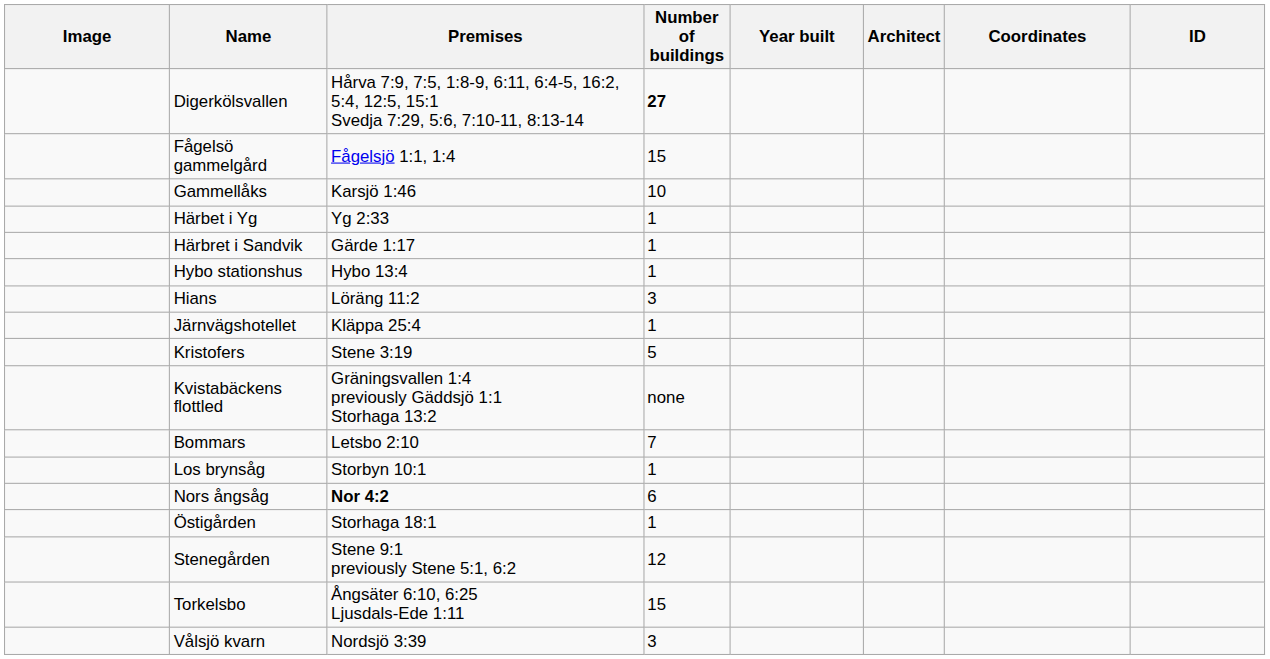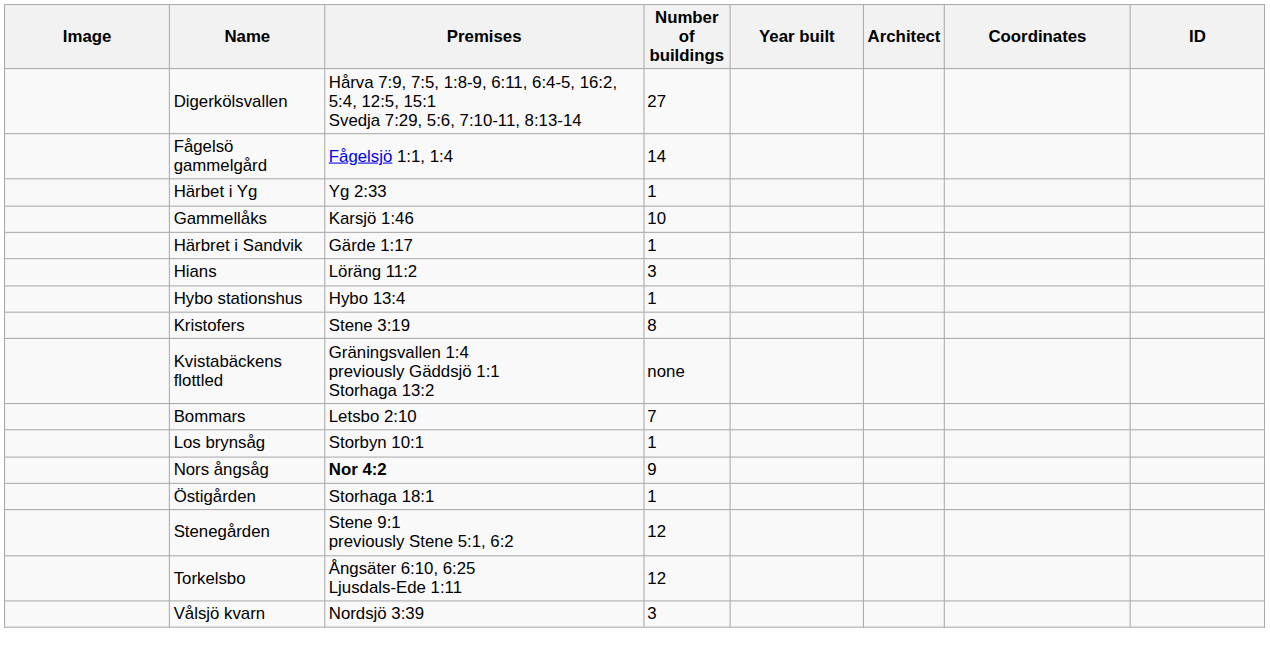(657, 101) bold -> (657, 101) normal
(657, 156) 15 -> (657, 156) 14
rows swapped: (220, 192) <-> (216, 218)
rows swapped: (195, 298) <-> (238, 272)
- row: (235, 325)
(652, 352) 5 -> (652, 325) 8
(652, 496) 6 -> (652, 469) 9
(657, 604) 15 -> (657, 578) 12
